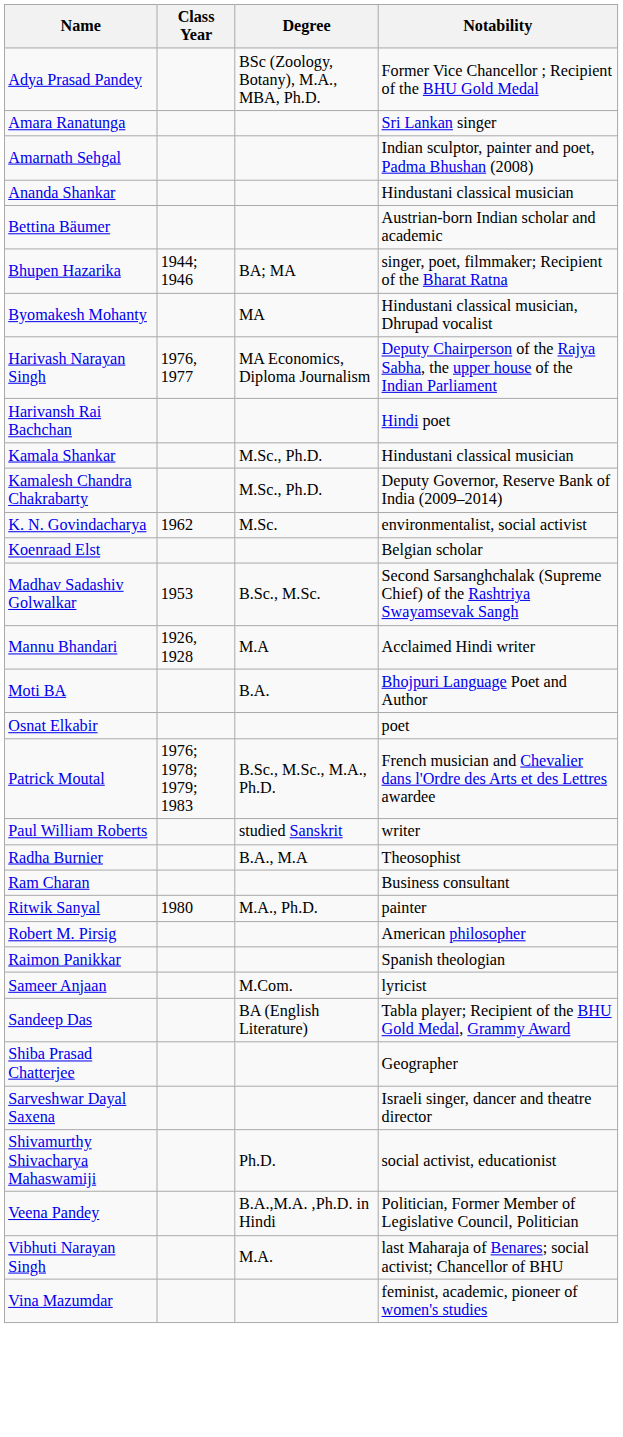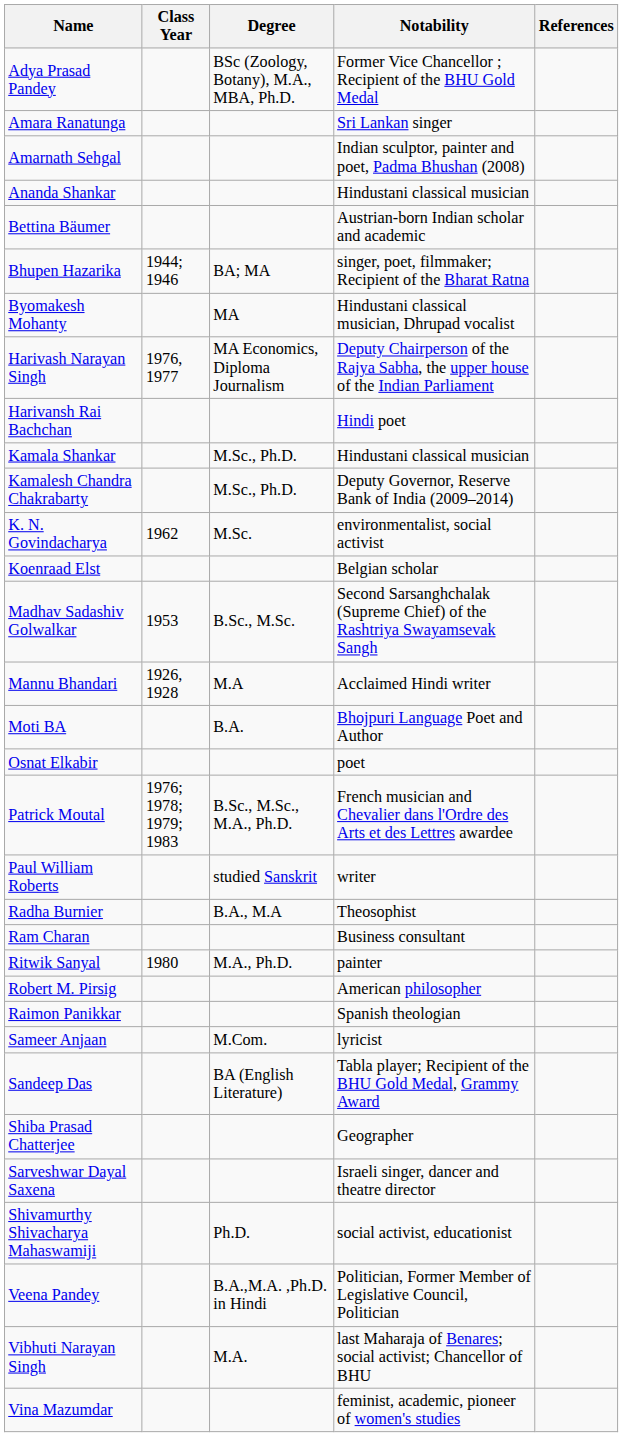+ column: (576, 26)
